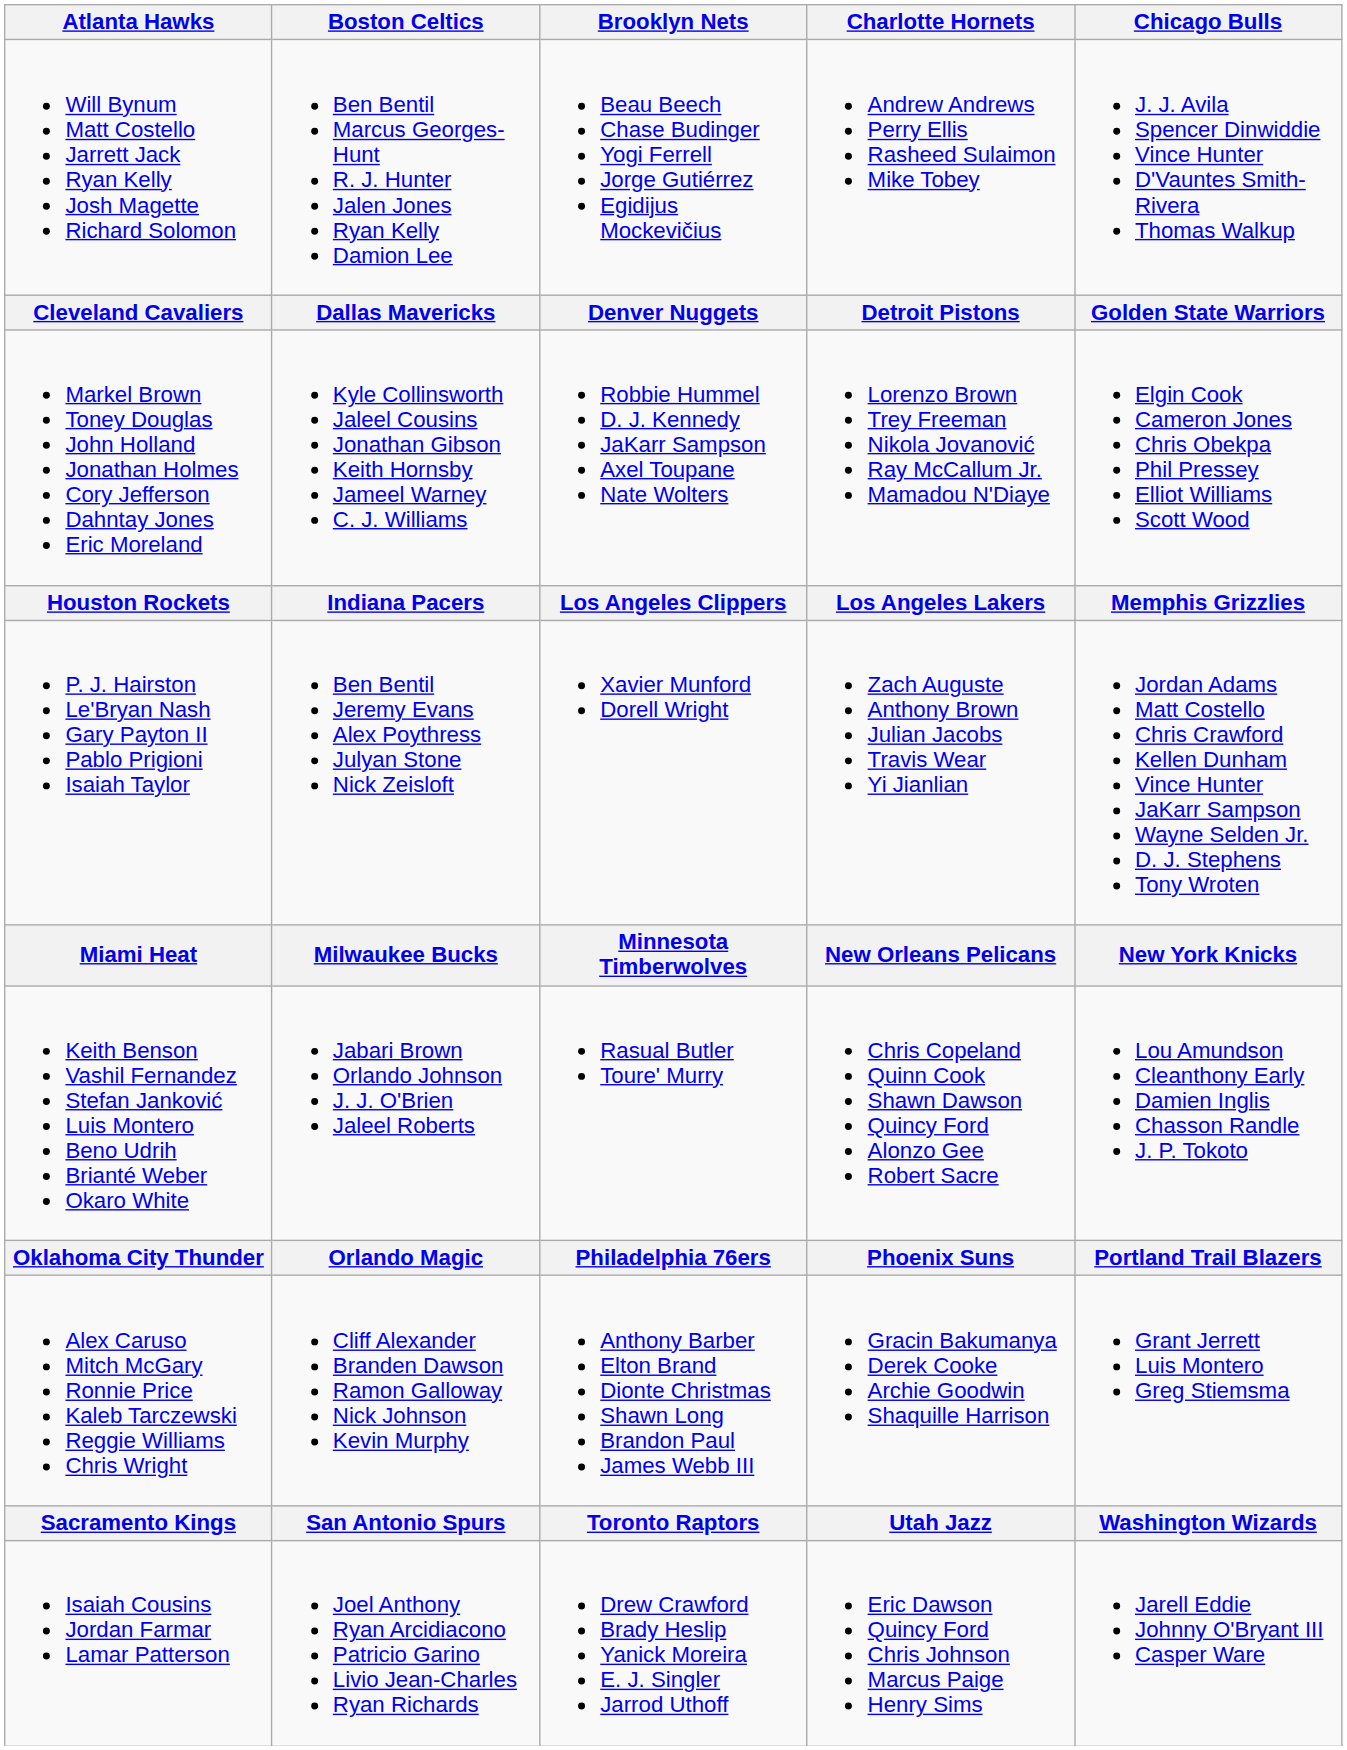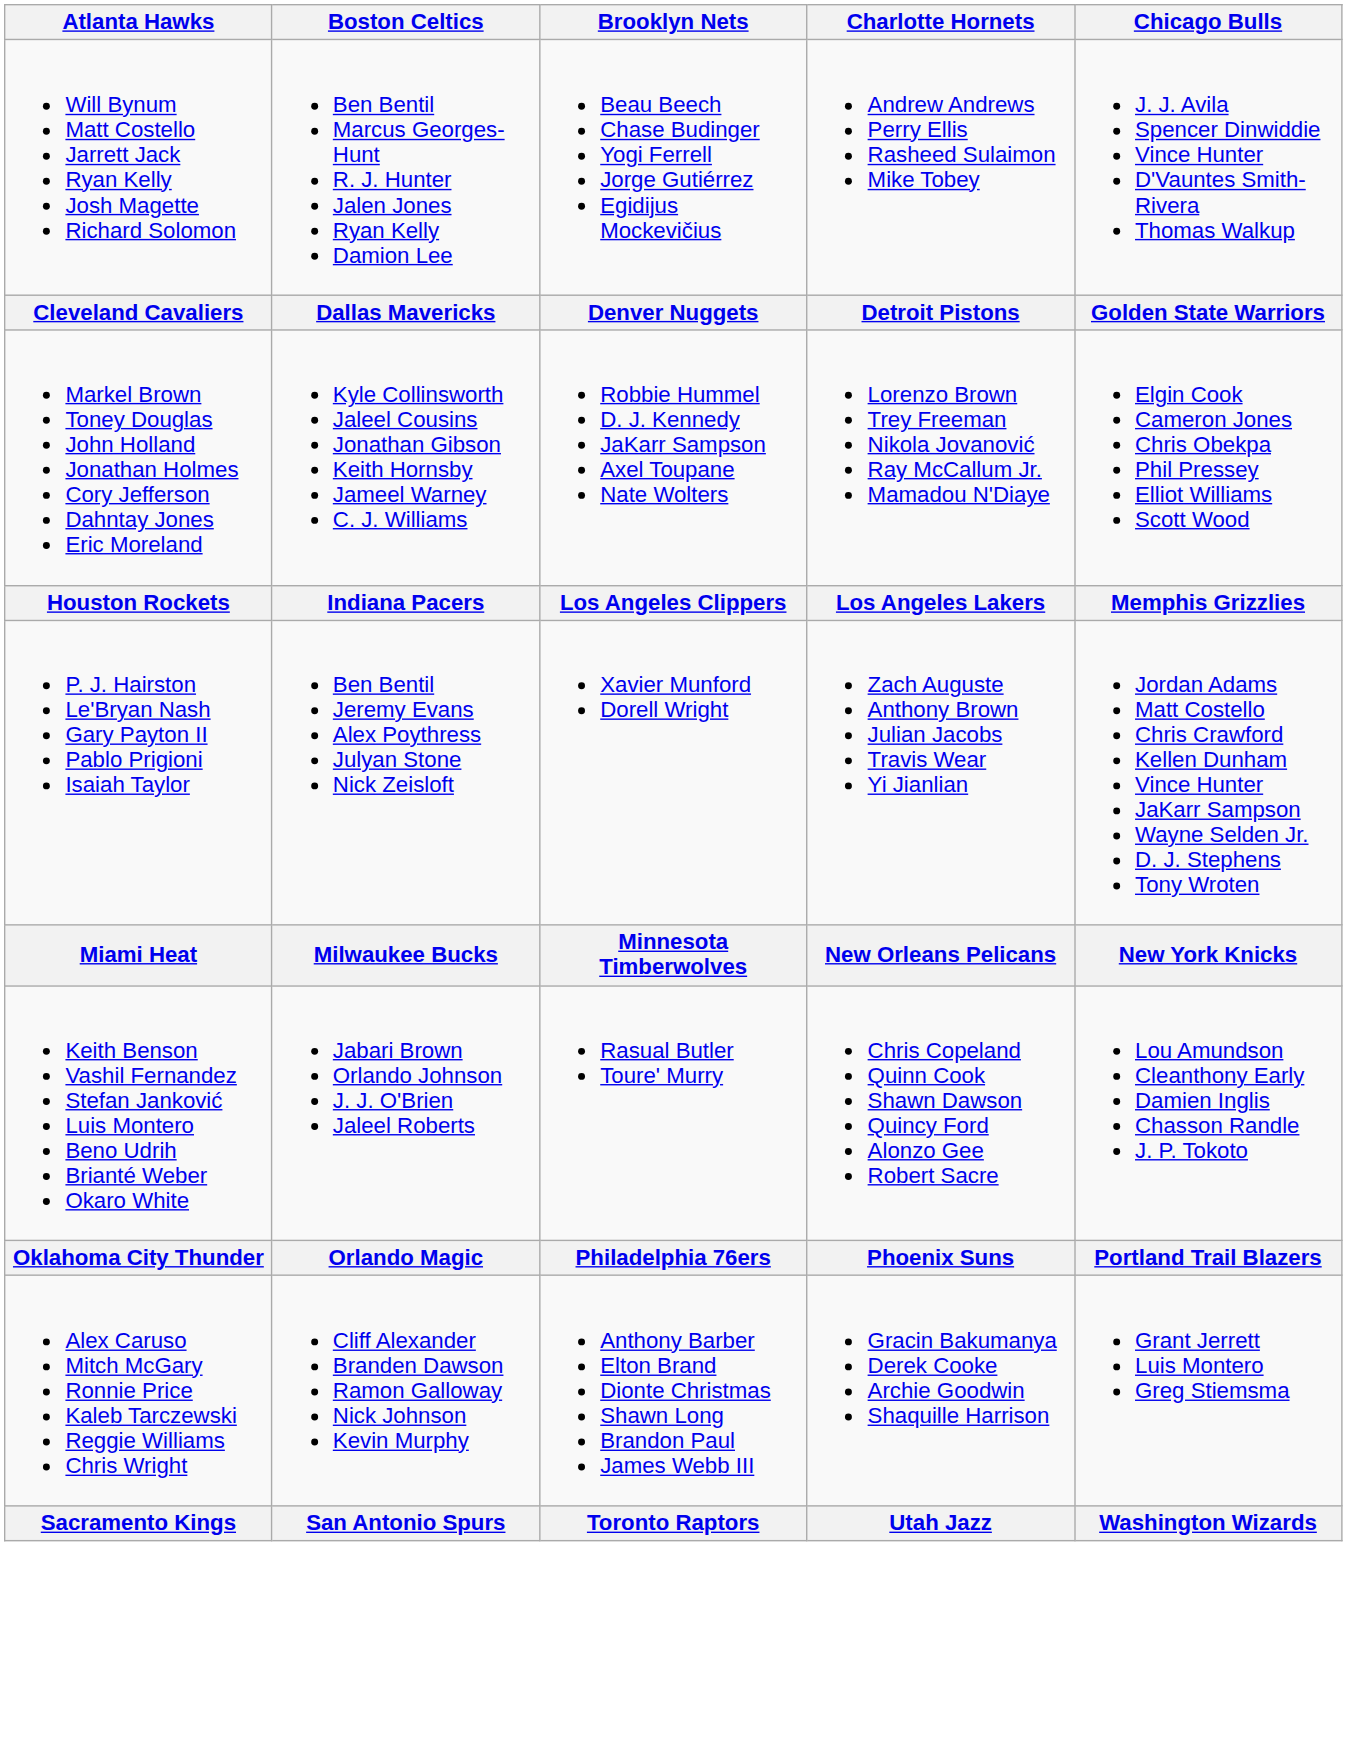- row: (138, 1631)
